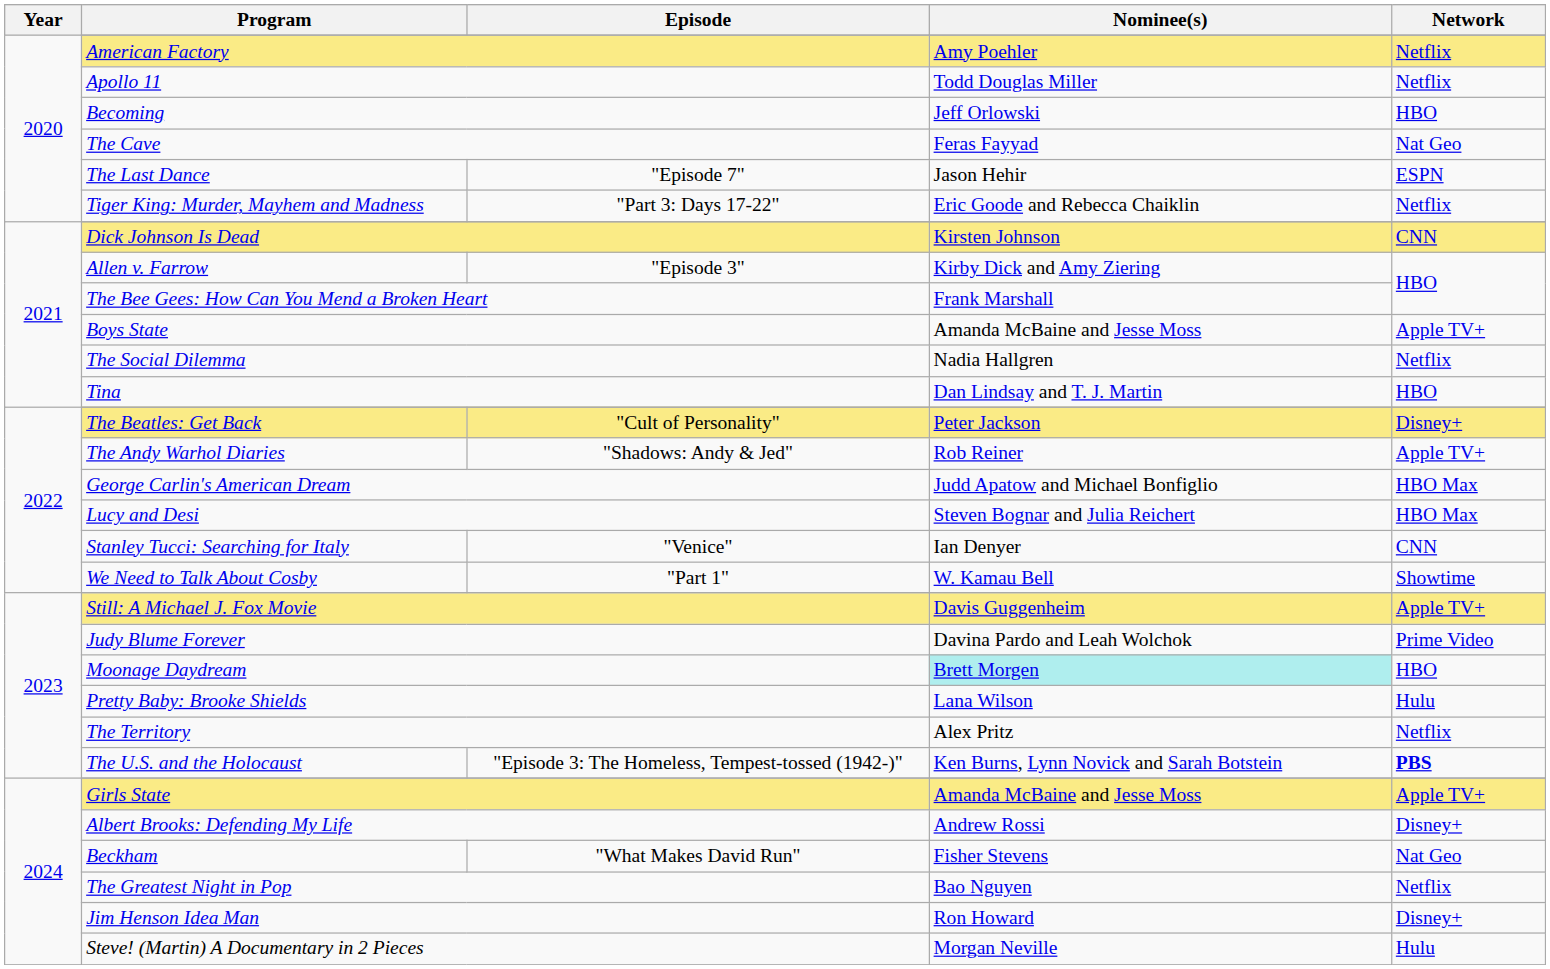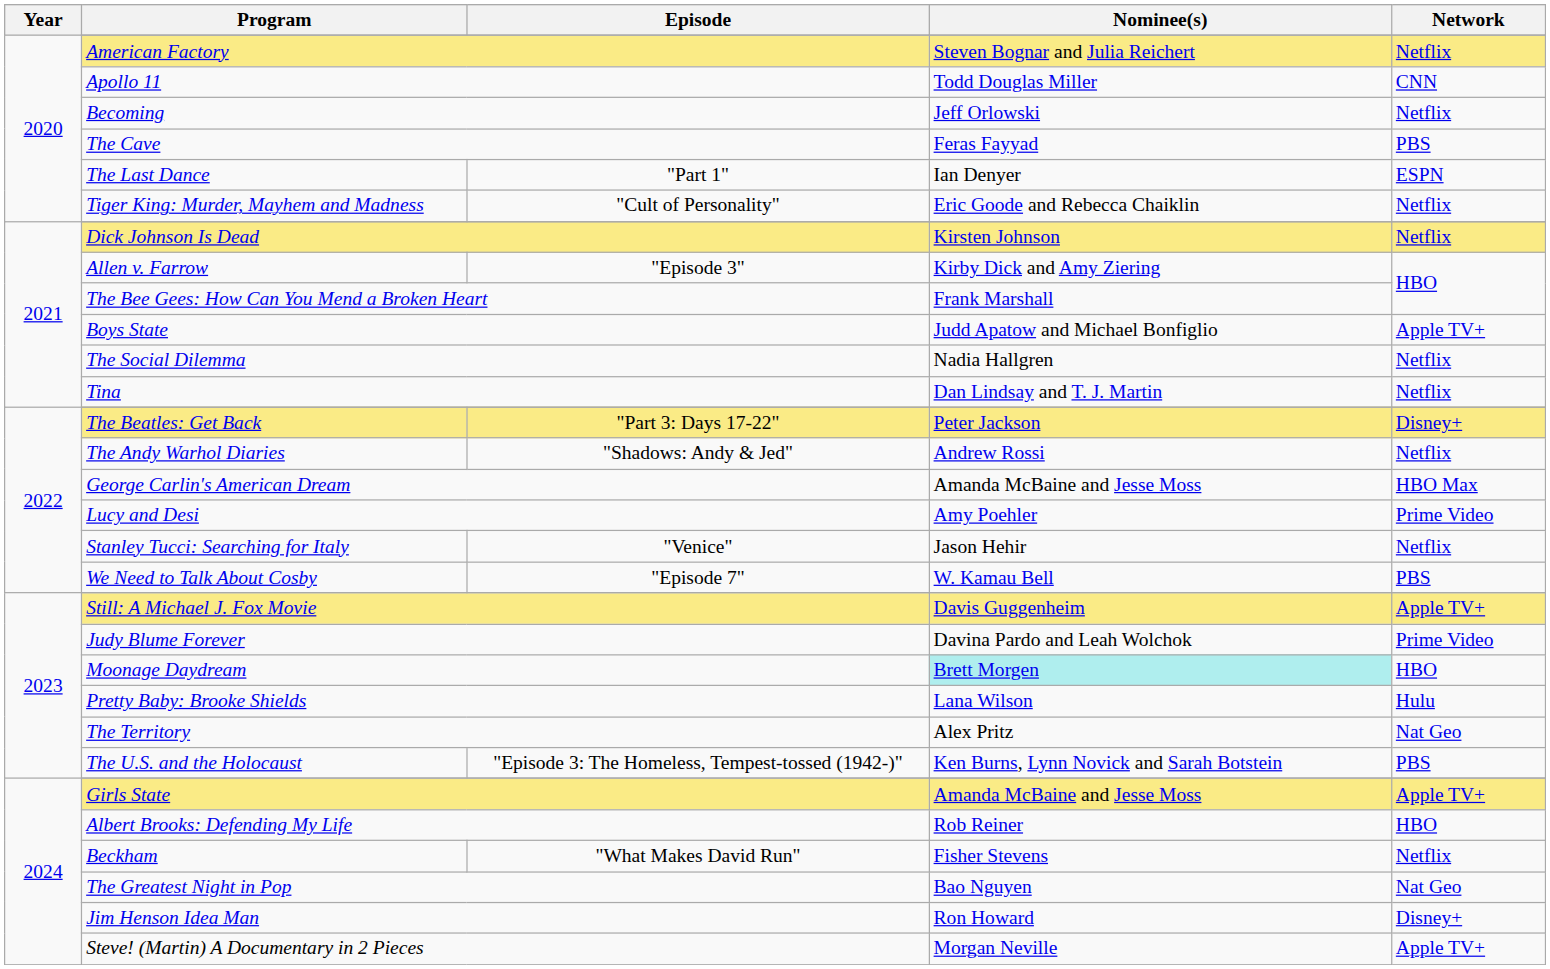(985, 50) Amy Poehler -> (1064, 50) Steven Bognar and Julia Reichert
(1423, 81) Netflix -> (1416, 81) CNN
(1416, 112) HBO -> (1423, 112) Netflix
(1429, 143) Nat Geo -> (1413, 143) PBS
(698, 174) "Episode 7" -> (698, 174) "Part 1"
(980, 174) Jason Hehir -> (977, 174) Ian Denyer
(698, 205) "Part 3: Days 17-22" -> (698, 205) "Cult of Personality"
(1416, 236) CNN -> (1423, 236) Netflix
(1068, 329) Amanda McBaine and Jesse Moss -> (1076, 329) Judd Apatow and Michael Bonfiglio
(1416, 391) HBO -> (1423, 391) Netflix
(698, 422) "Cult of Personality" -> (698, 422) "Part 3: Days 17-22"
(978, 453) Rob Reiner -> (989, 453) Andrew Rossi
(1440, 453) Apple TV+ -> (1423, 453) Netflix
(1076, 484) Judd Apatow and Michael Bonfiglio -> (1068, 484) Amanda McBaine and Jesse Moss
(1064, 515) Steven Bognar and Julia Reichert -> (985, 515) Amy Poehler
(1437, 515) HBO Max -> (1445, 515) Prime Video
(977, 546) Ian Denyer -> (980, 546) Jason Hehir
(1416, 546) CNN -> (1423, 546) Netflix
(698, 577) "Part 1" -> (698, 577) "Episode 7"
(1435, 577) Showtime -> (1413, 577) PBS
(1423, 732) Netflix -> (1429, 732) Nat Geo
(1414, 762) bold -> (1413, 762) normal
(989, 824) Andrew Rossi -> (978, 824) Rob Reiner
(1429, 824) Disney+ -> (1416, 824) HBO
(1429, 855) Nat Geo -> (1423, 855) Netflix
(1423, 886) Netflix -> (1429, 886) Nat Geo
(1415, 948) Hulu -> (1440, 948) Apple TV+
